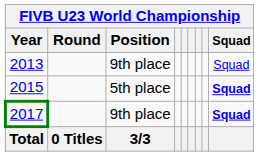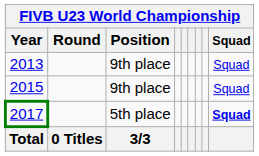(140, 88) 5th place -> (140, 88) 9th place
(231, 88) bold -> (231, 89) normal
(140, 113) 9th place -> (140, 113) 5th place
